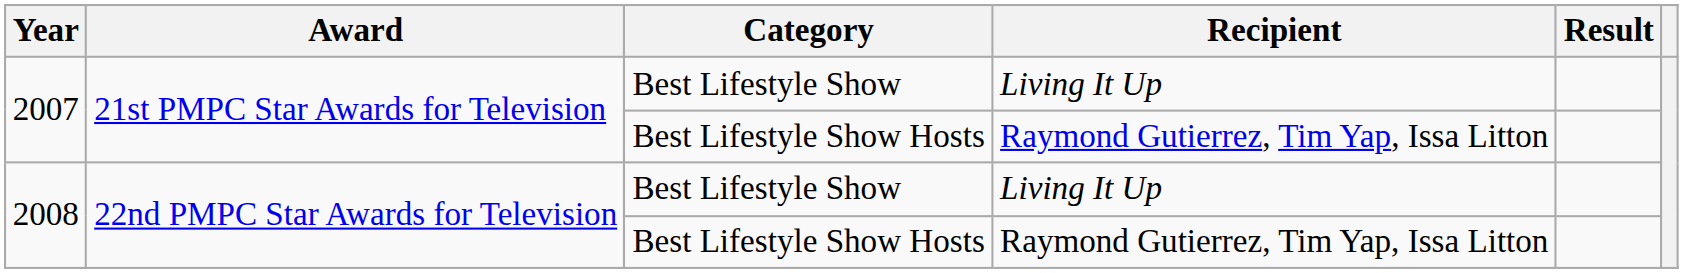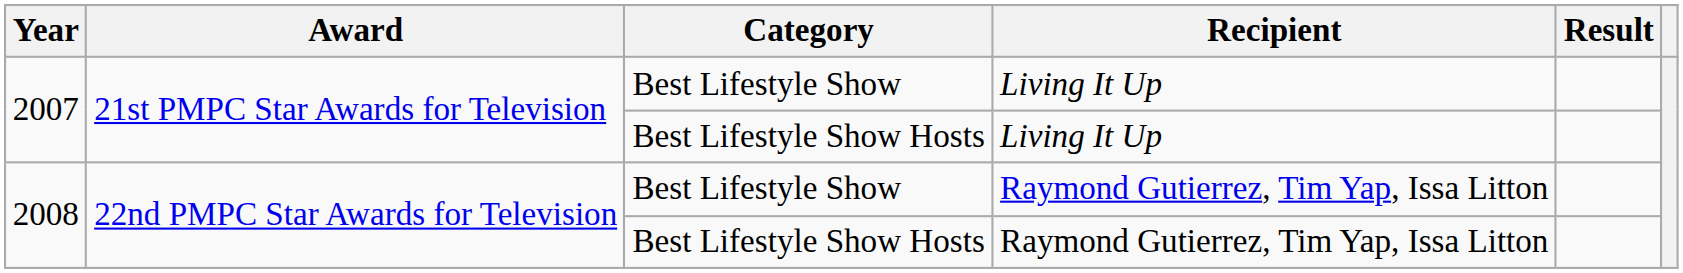(1274, 135) Raymond Gutierrez, Tim Yap, Issa Litton -> (1081, 135) Living It Up
(1081, 188) Living It Up -> (1274, 188) Raymond Gutierrez, Tim Yap, Issa Litton
